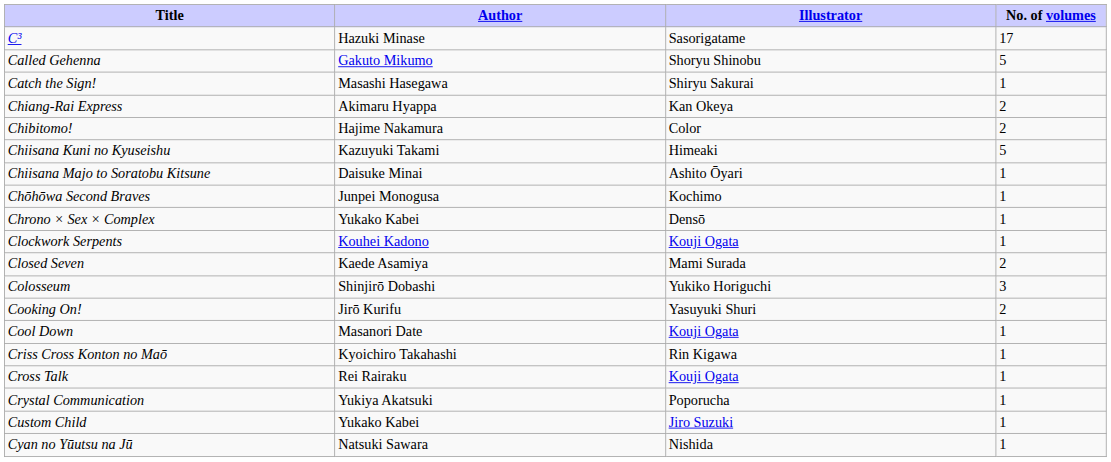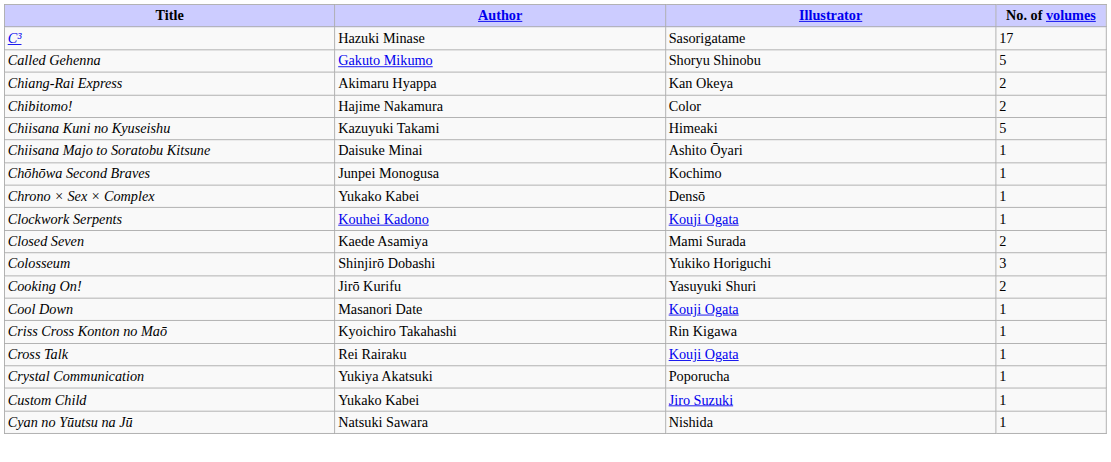- row: (52, 83)
